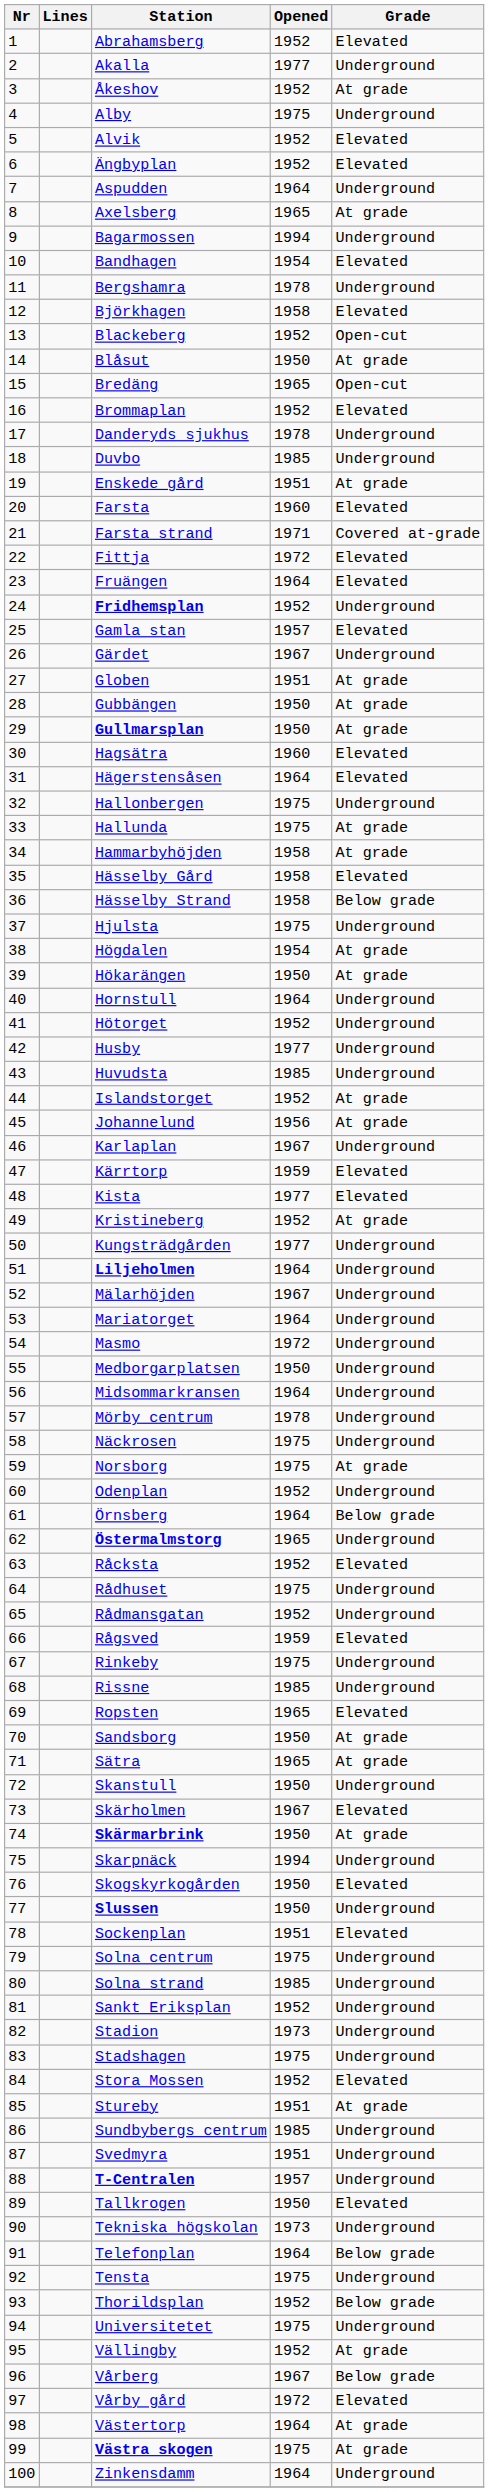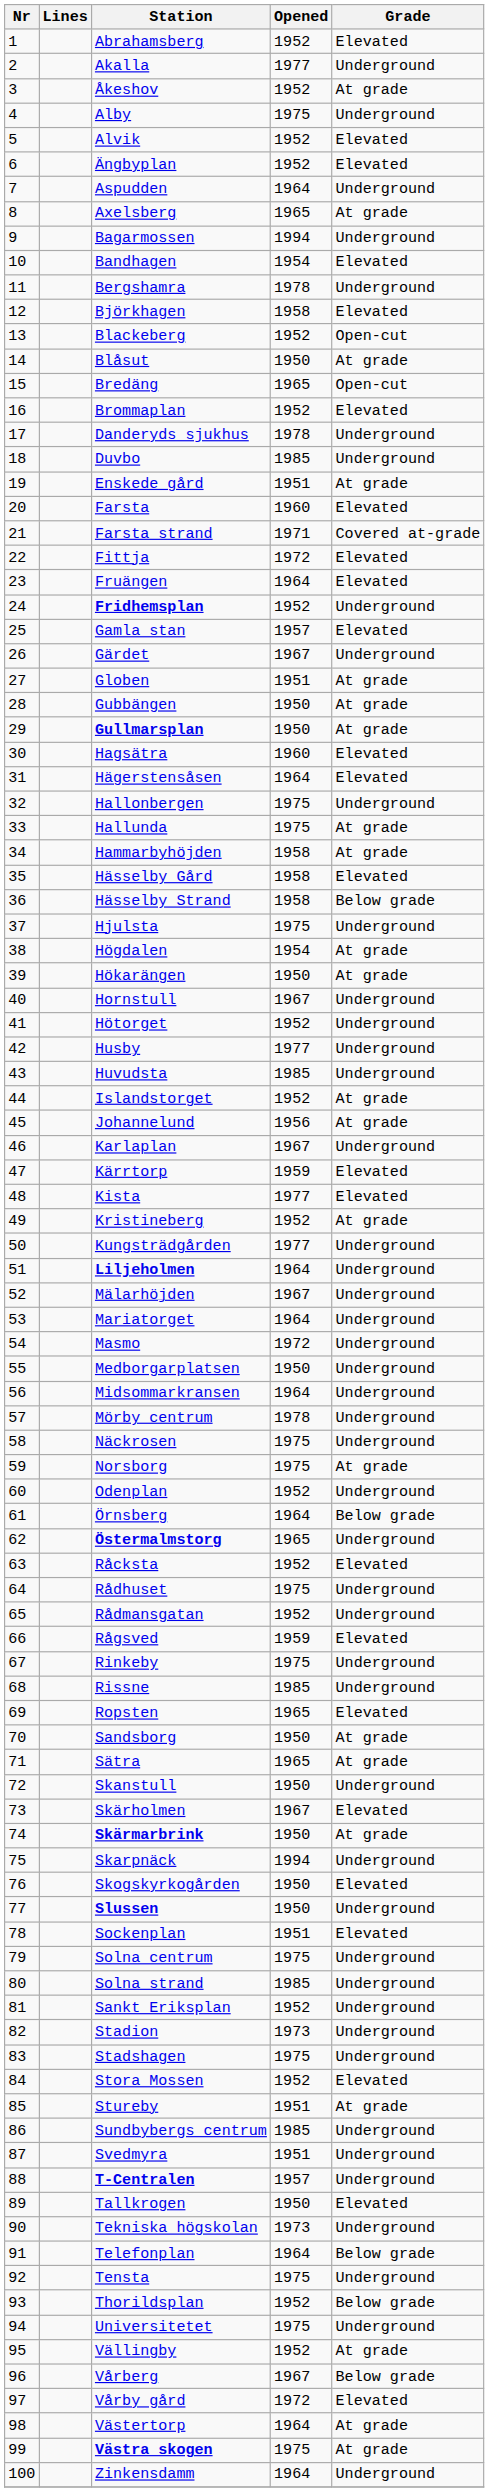(292, 1000) 1964 -> (292, 1000) 1967
